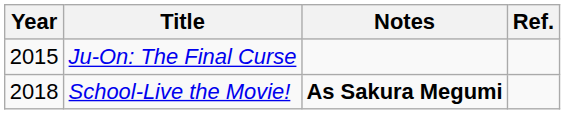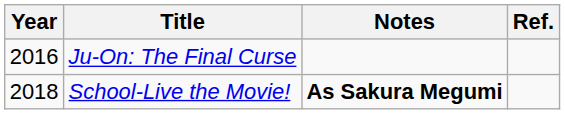(34, 56) 2015 -> (34, 56) 2016
